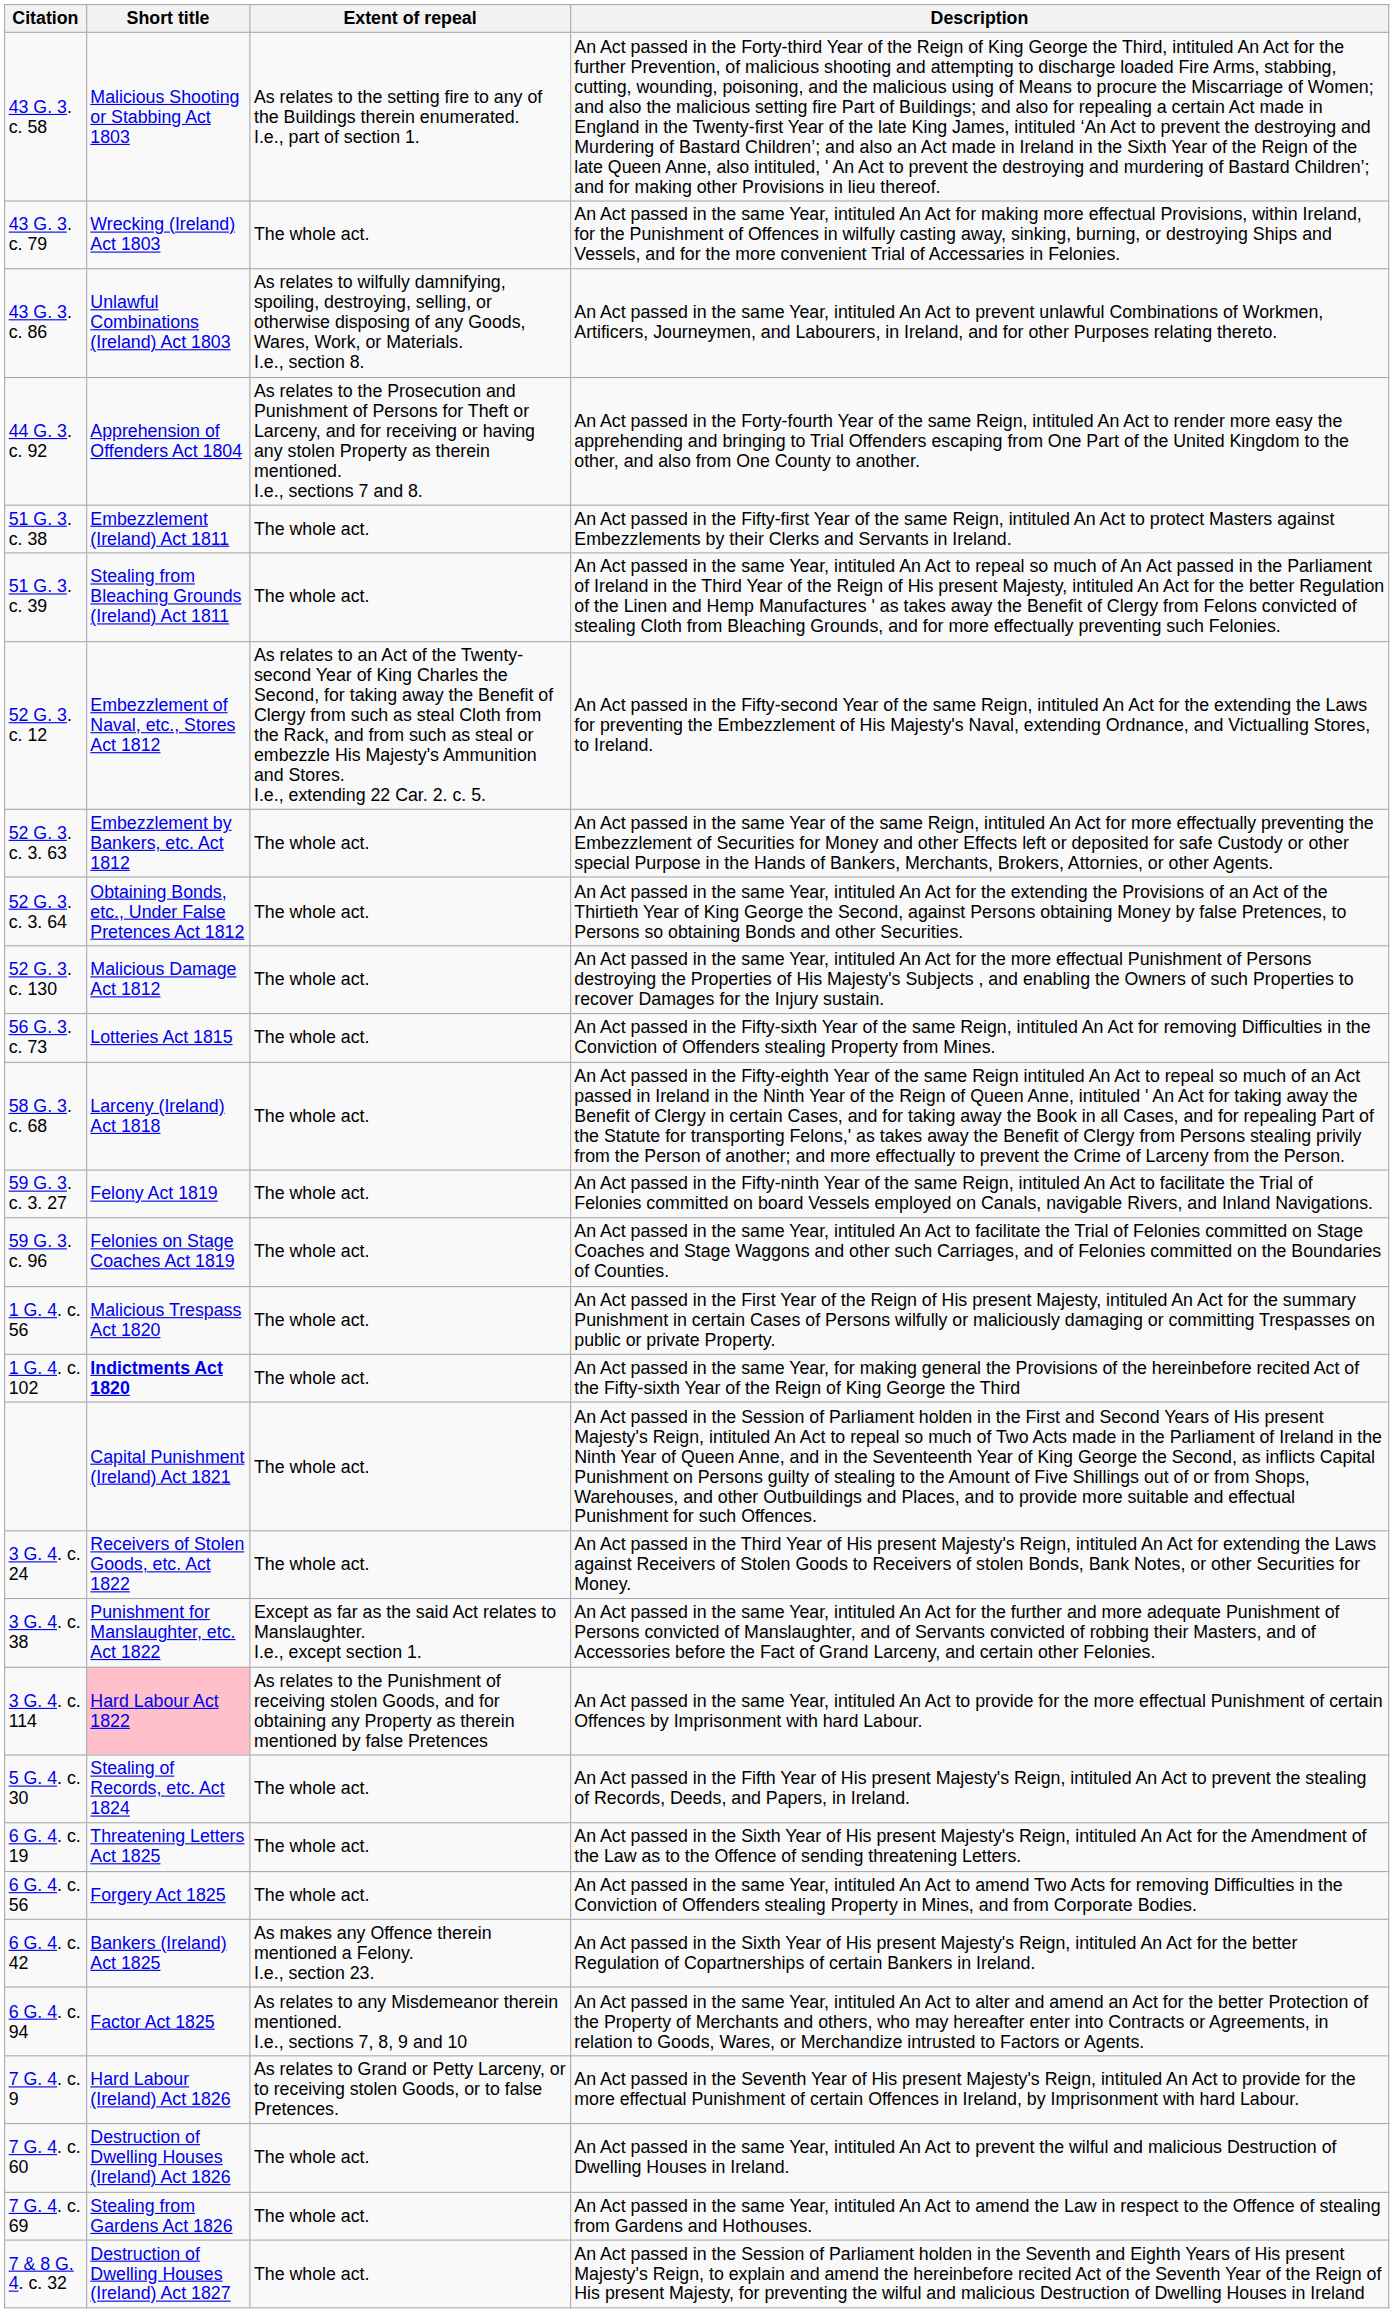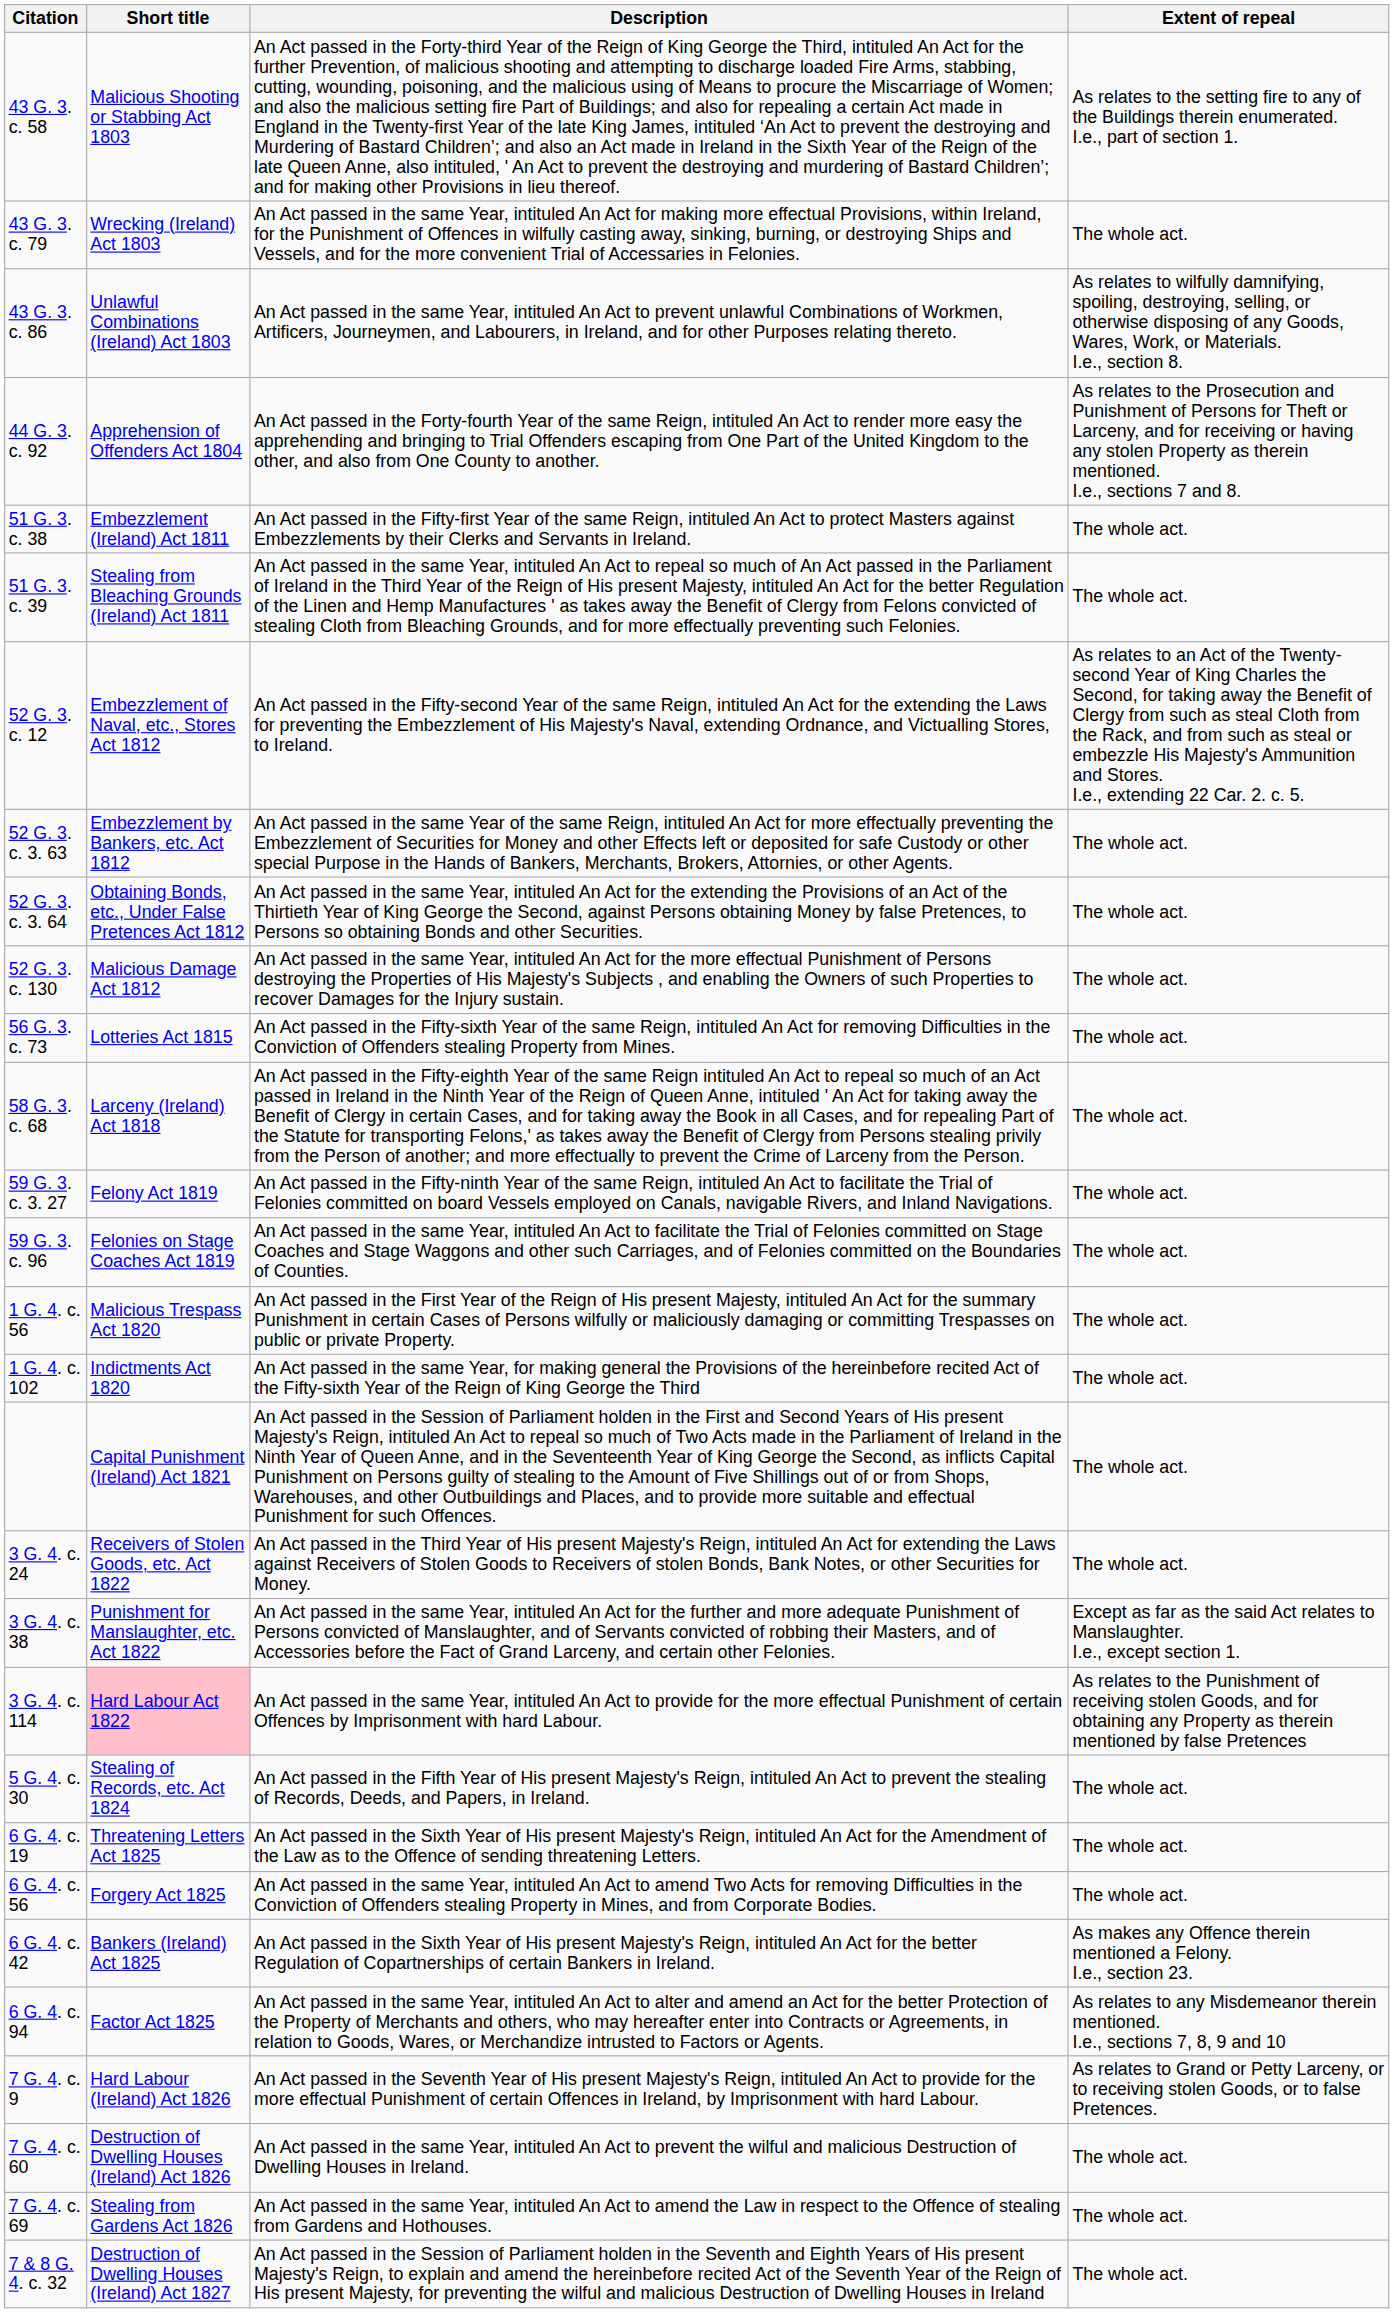columns swapped: (979, 18) <-> (410, 18)
(157, 1378) bold -> (151, 1378) normal
